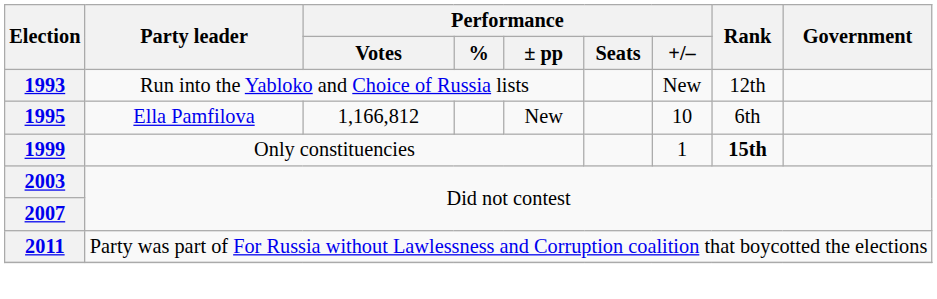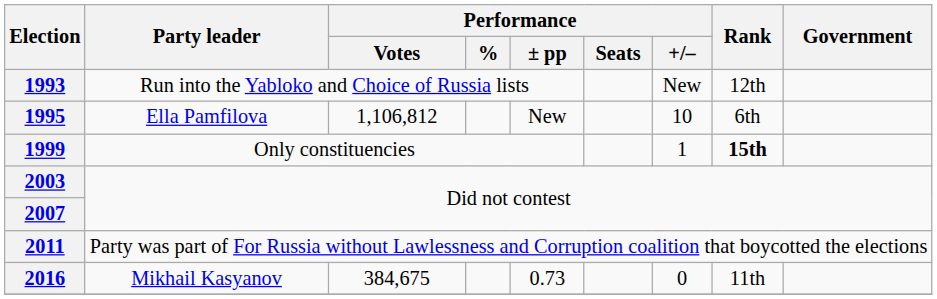(378, 117) 1,166,812 -> (397, 117) 1,106,812
+ row: (45, 278)
